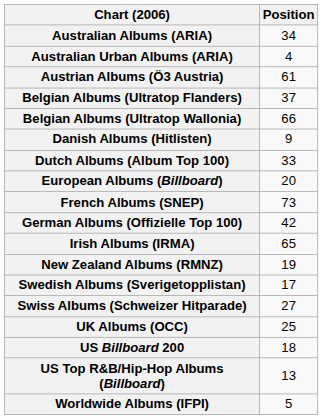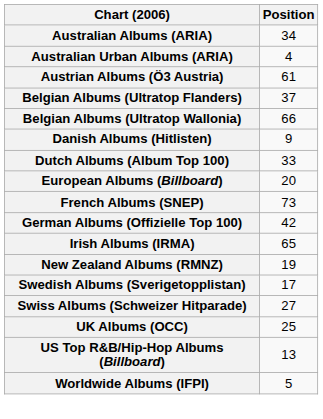- row: (132, 347)
